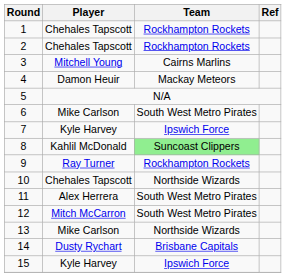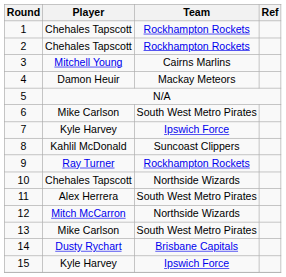(197, 146) lightgreen background -> (197, 146) no background
(197, 213) South West Metro Pirates -> (197, 213) Northside Wizards
(197, 230) Northside Wizards -> (197, 230) South West Metro Pirates
